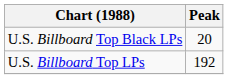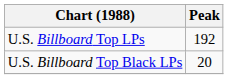rows swapped: (76, 62) <-> (95, 39)
